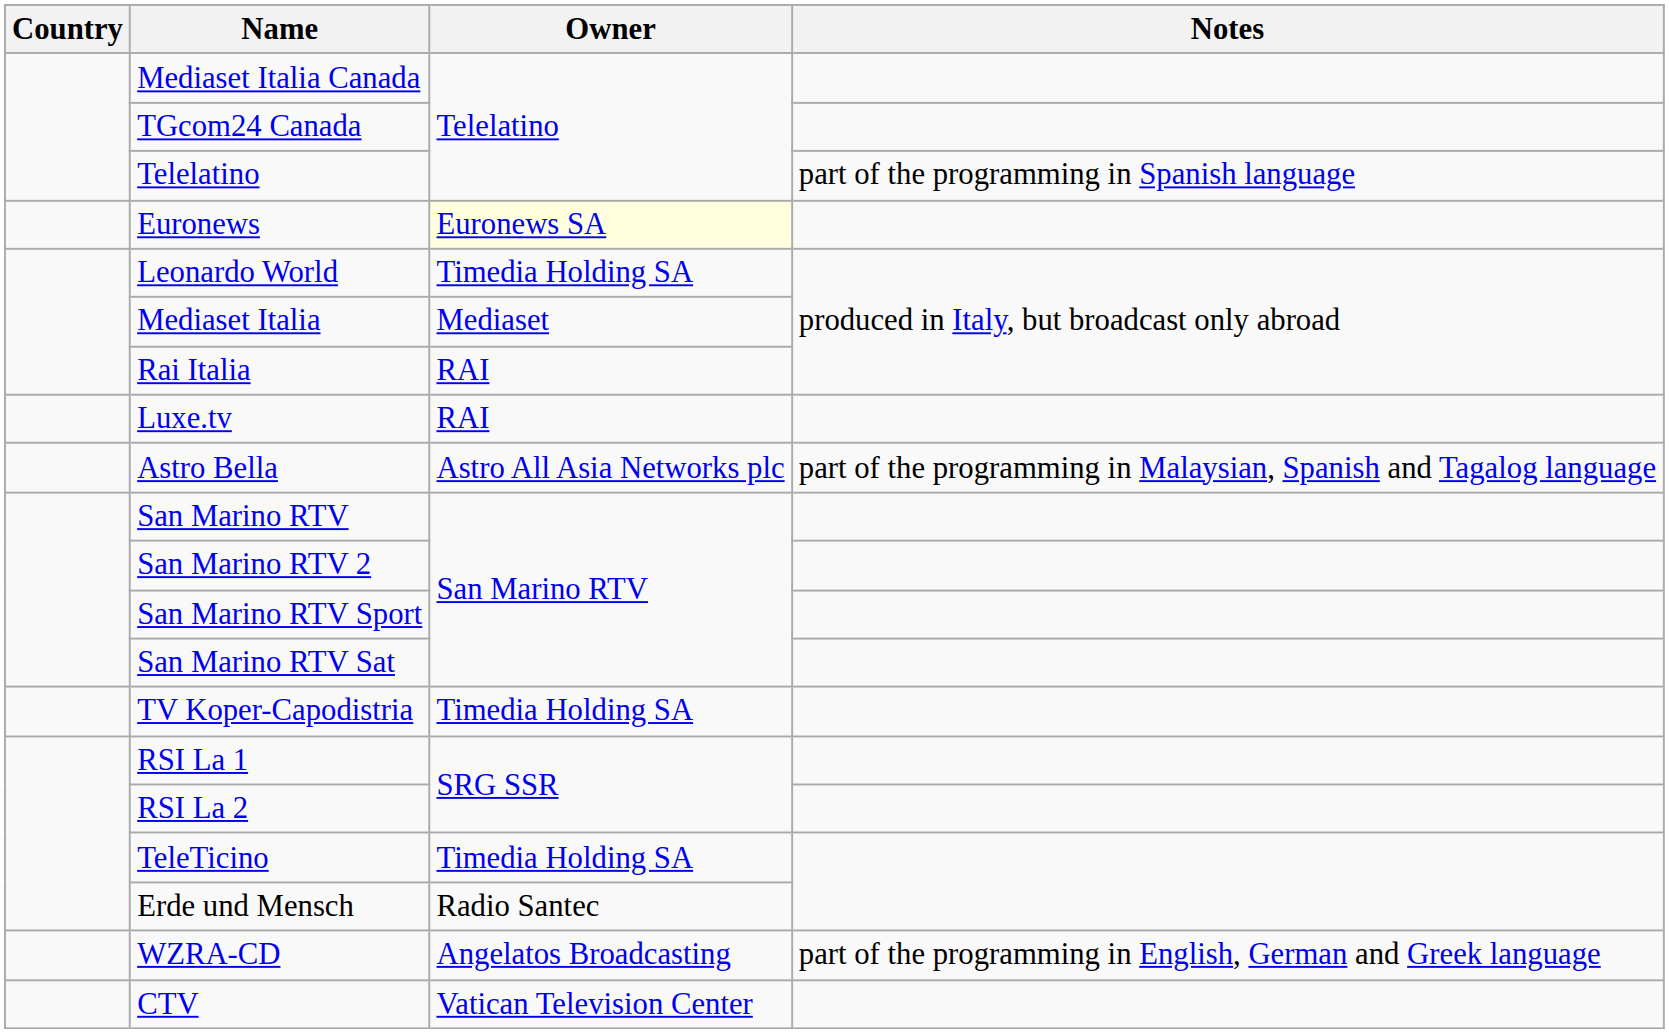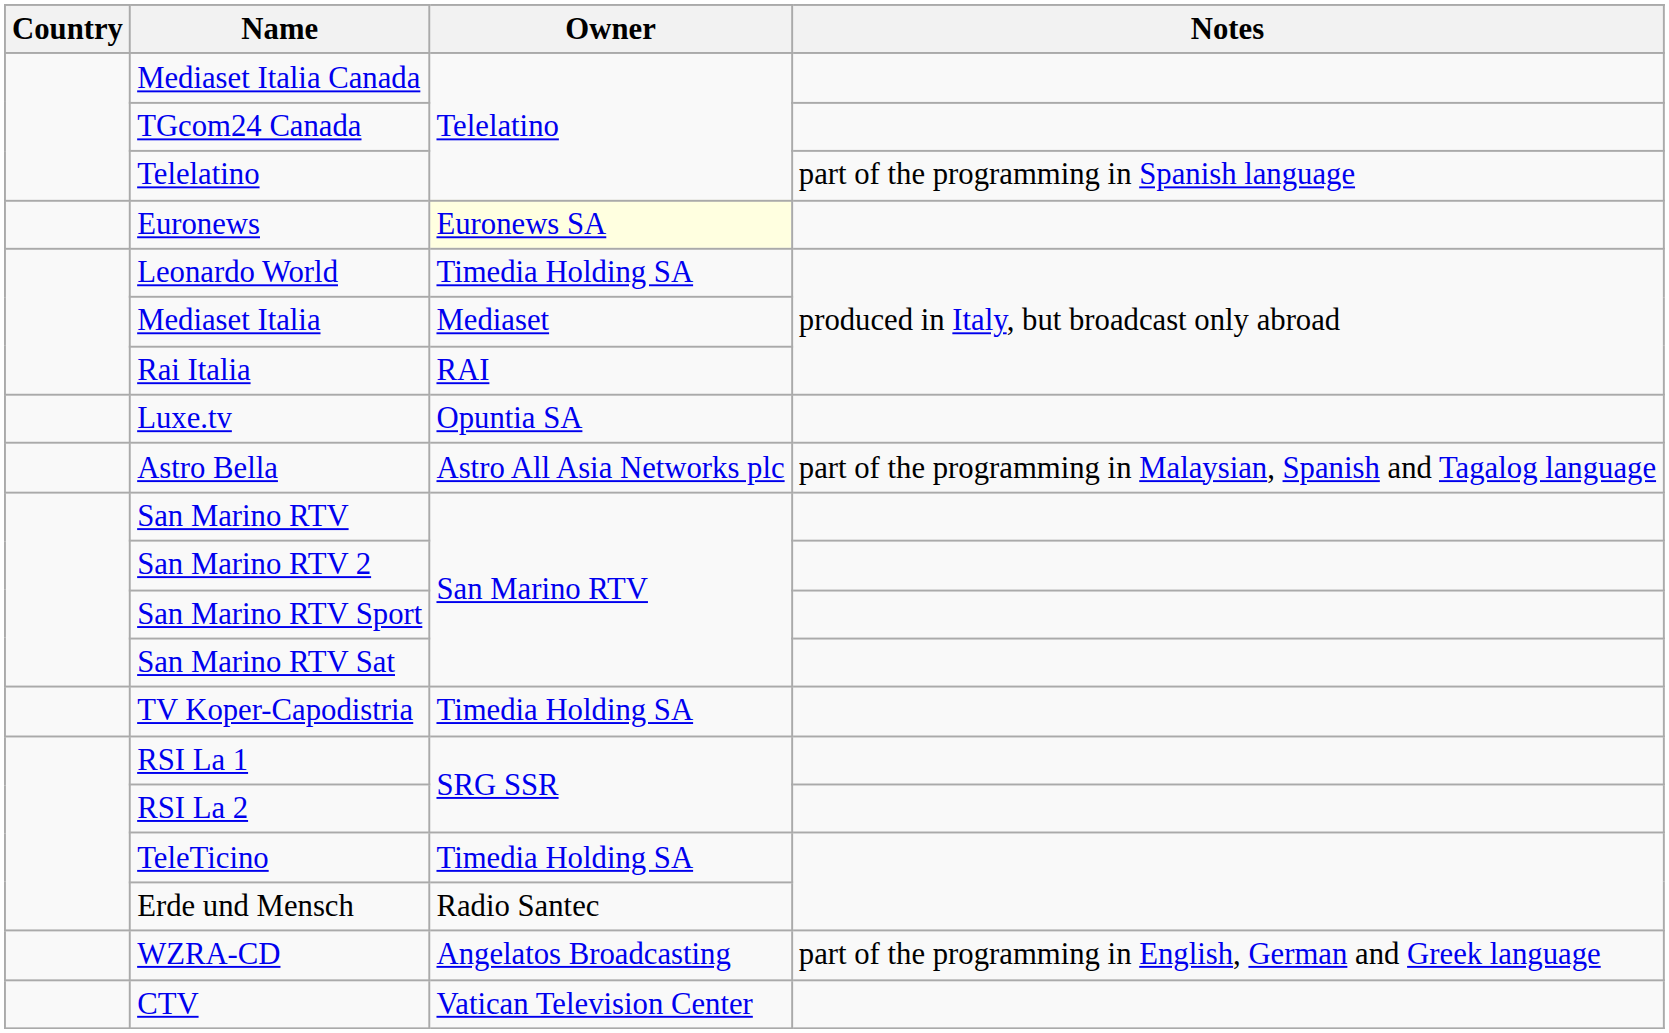(463, 418) RAI -> (509, 418) Opuntia SA
